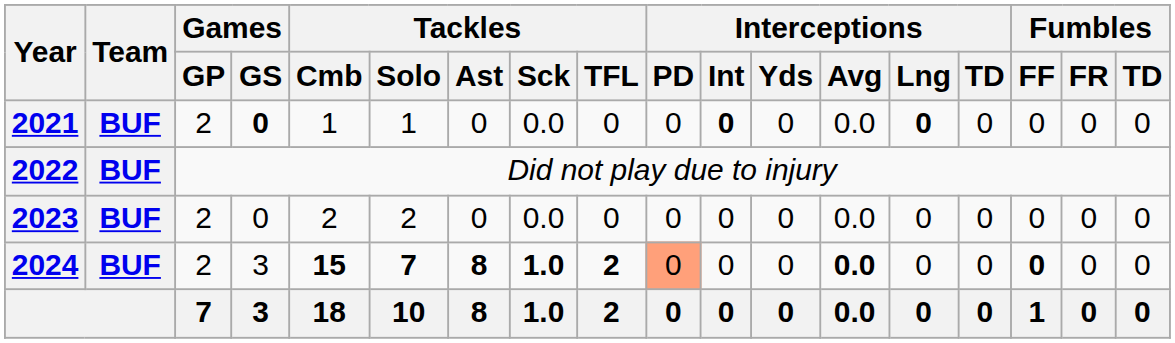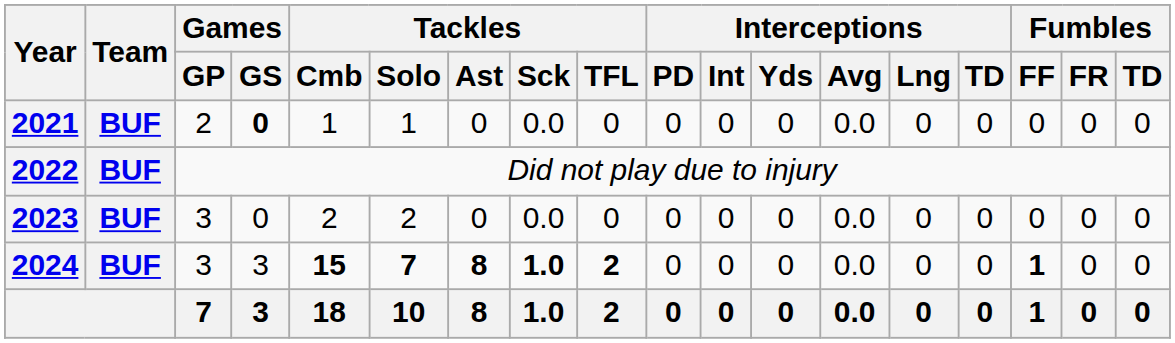(726, 123) bold -> (726, 123) normal
(924, 123) bold -> (924, 123) normal
(204, 218) 2 -> (204, 218) 3
(204, 265) 2 -> (204, 265) 3
(673, 265) lightsalmon background -> (673, 265) no background
(855, 265) bold -> (855, 265) normal
(1037, 265) 0 -> (1037, 265) 1
